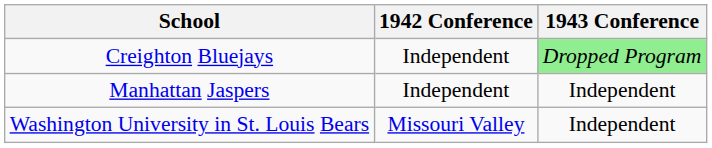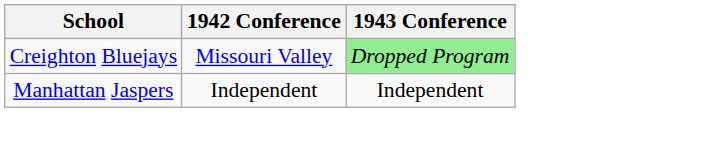(456, 55) Independent -> (264, 55) Missouri Valley
- row: (189, 124)
